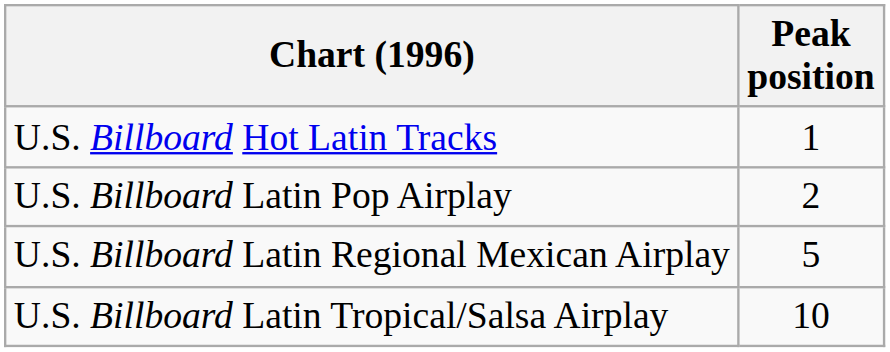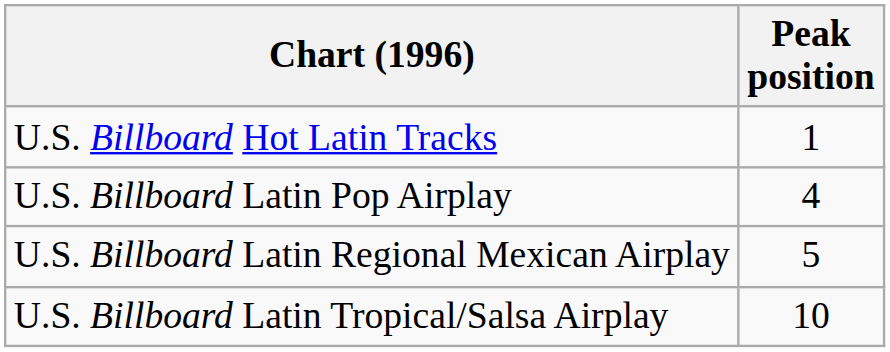(811, 195) 2 -> (811, 195) 4
